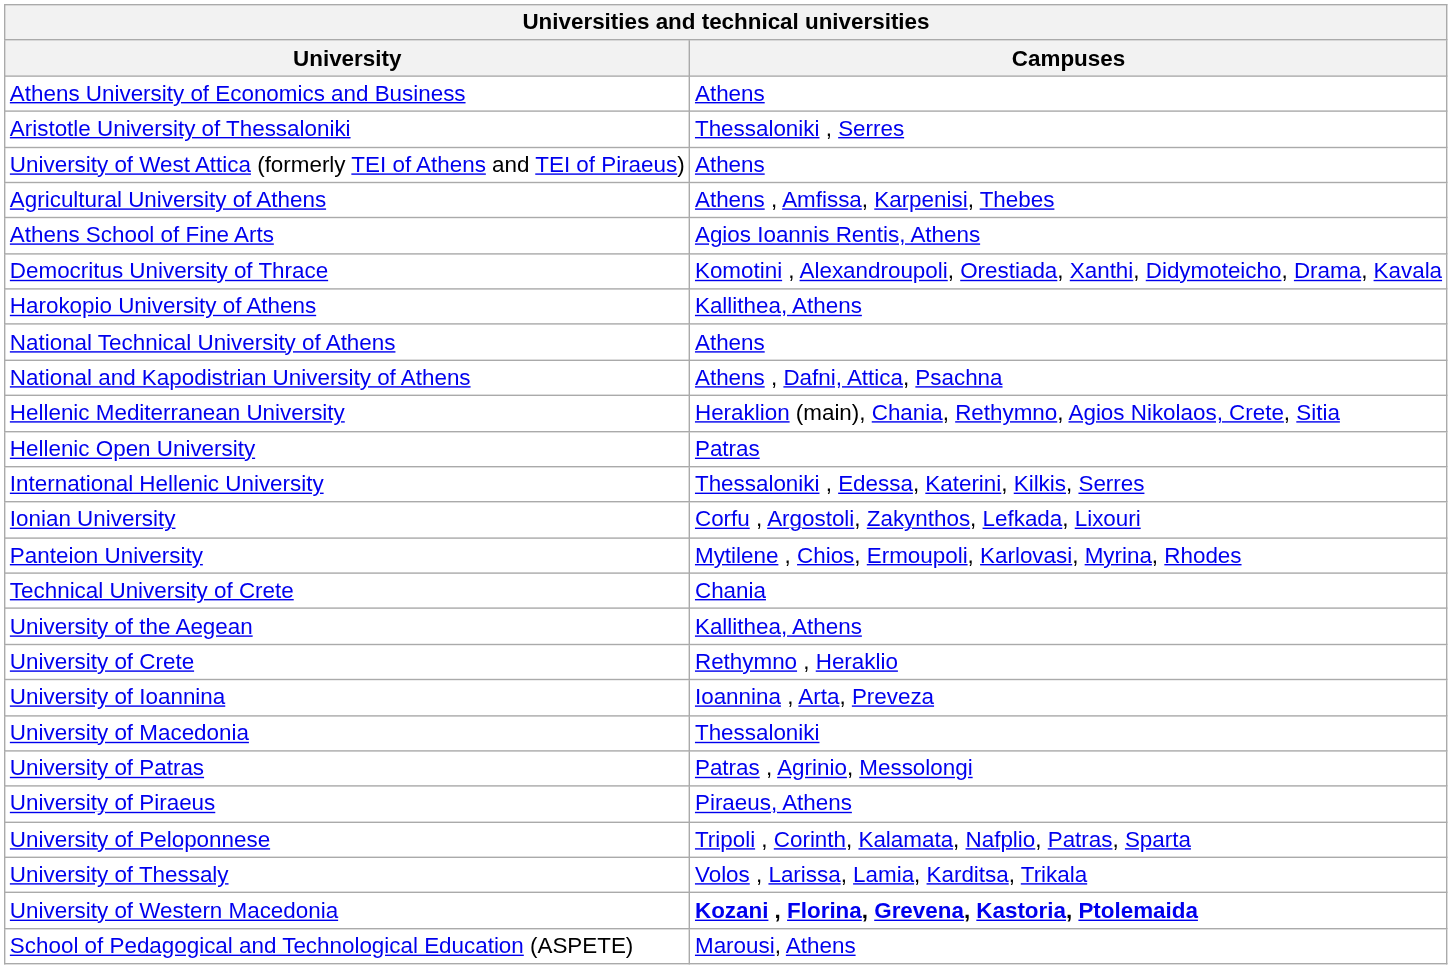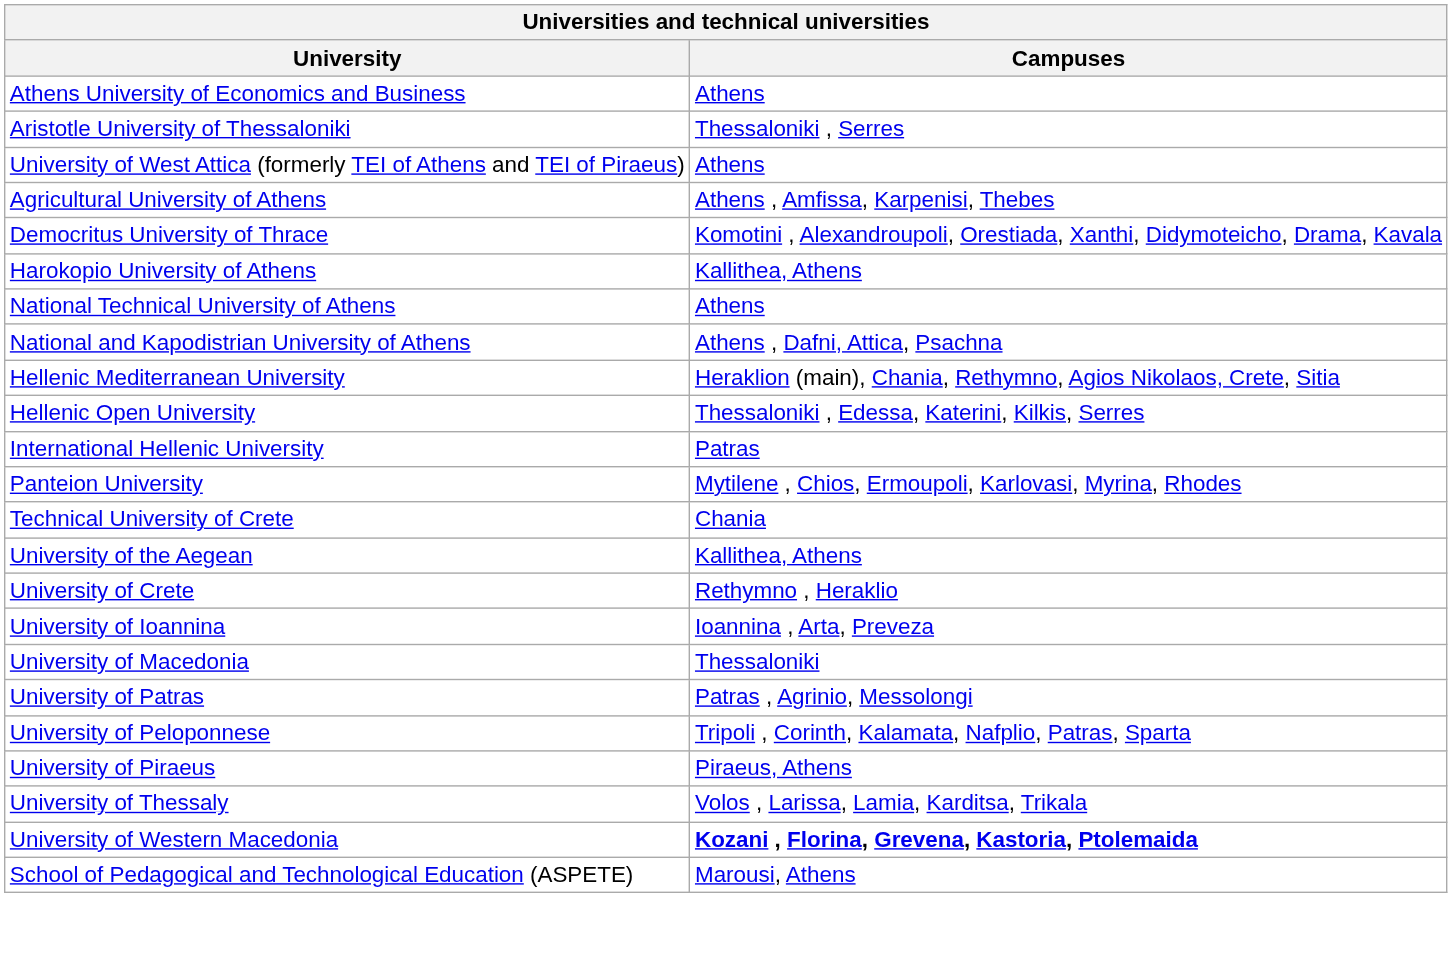- row: (142, 235)
(727, 448) Patras -> (920, 413) Thessaloniki , Edessa, Katerini, Kilkis, Serres
(920, 484) Thessaloniki , Edessa, Katerini, Kilkis, Serres -> (727, 448) Patras
- row: (93, 519)
rows swapped: (140, 839) <-> (113, 803)
